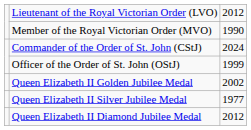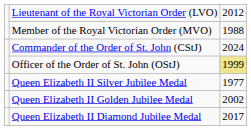(233, 30) 1990 -> (233, 30) 1988
(233, 64) no background -> (233, 64) khaki background
rows swapped: (99, 99) <-> (102, 82)
(233, 116) 2012 -> (233, 116) 2017
